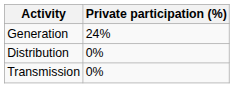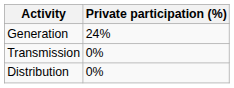rows swapped: (44, 72) <-> (38, 53)
